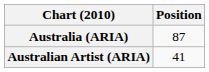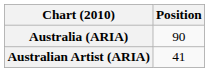(179, 36) 87 -> (179, 36) 90
